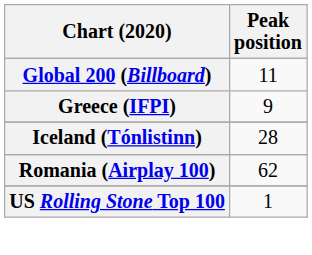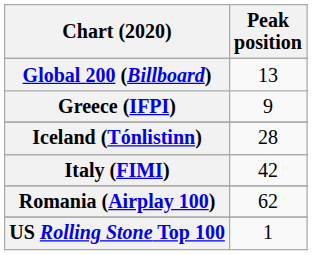(268, 74) 11 -> (268, 74) 13
+ row: (117, 169)
